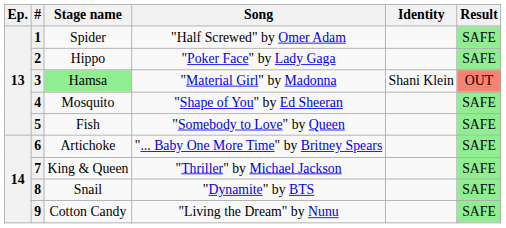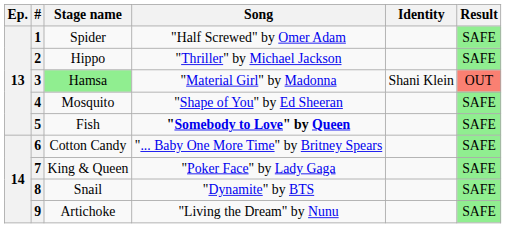(259, 59) "Poker Face" by Lady Gaga -> (259, 59) "Thriller" by Michael Jackson
(259, 124) normal -> (259, 124) bold
(88, 146) Artichoke -> (88, 146) Cotton Candy
(259, 168) "Thriller" by Michael Jackson -> (259, 168) "Poker Face" by Lady Gaga
(88, 211) Cotton Candy -> (88, 211) Artichoke
